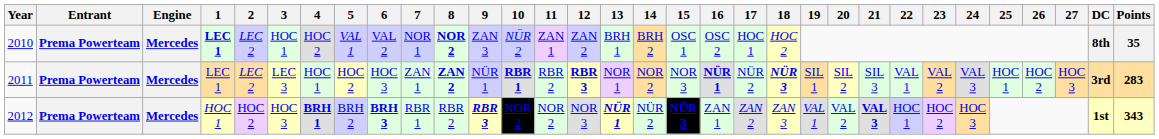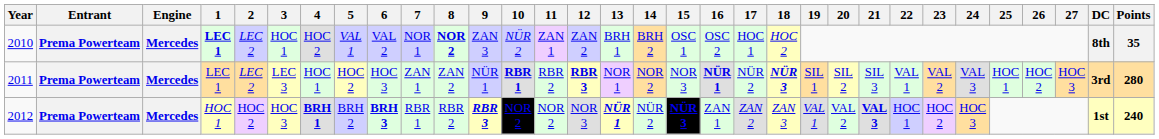(451, 79) bold -> (451, 79) normal
(1134, 79) 283 -> (1134, 79) 280
(1134, 115) 343 -> (1134, 115) 240
